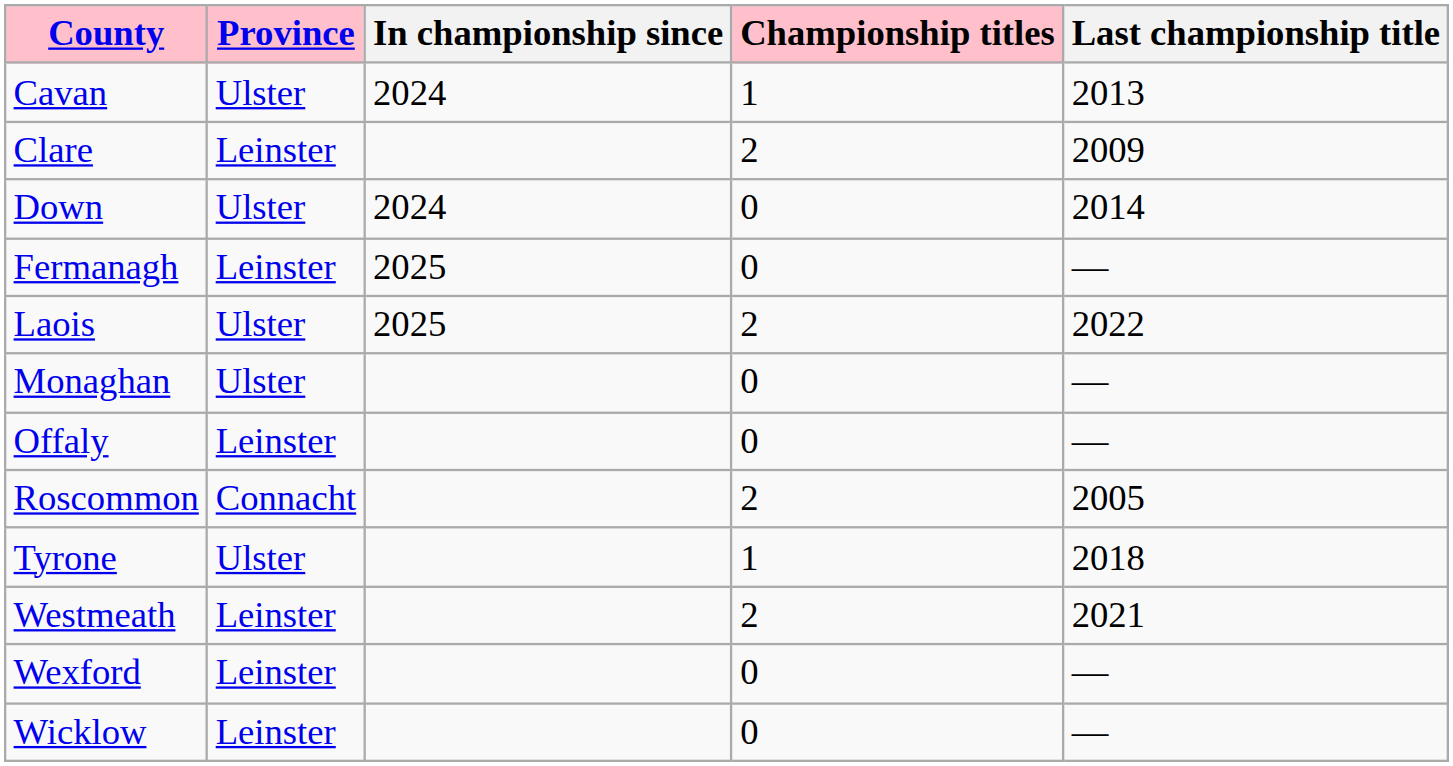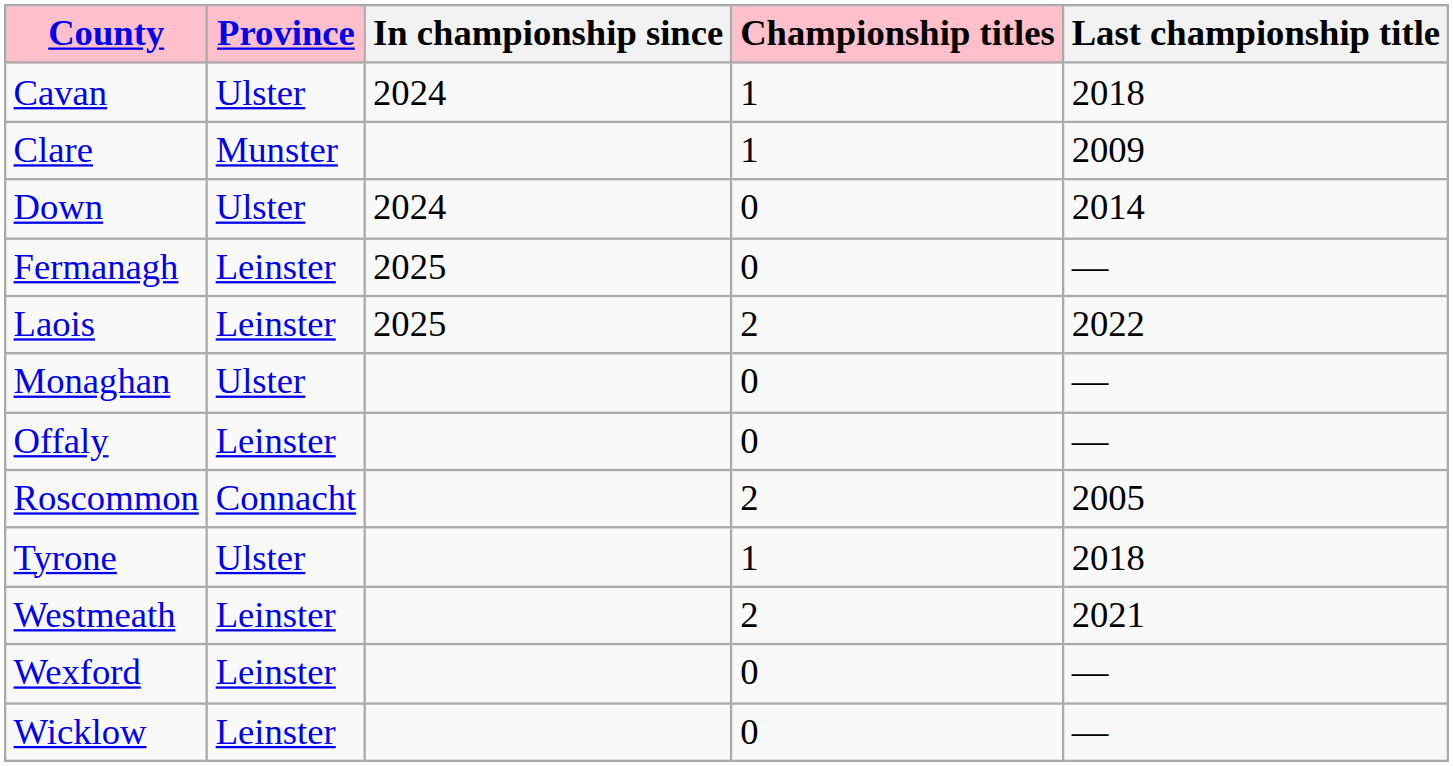(1108, 91) 2013 -> (1108, 91) 2018
(276, 149) Leinster -> (277, 149) Munster
(749, 149) 2 -> (749, 149) 1
(260, 324) Ulster -> (276, 324) Leinster
